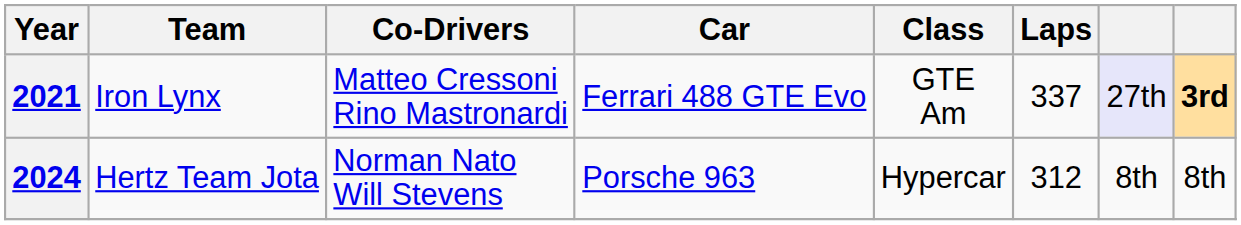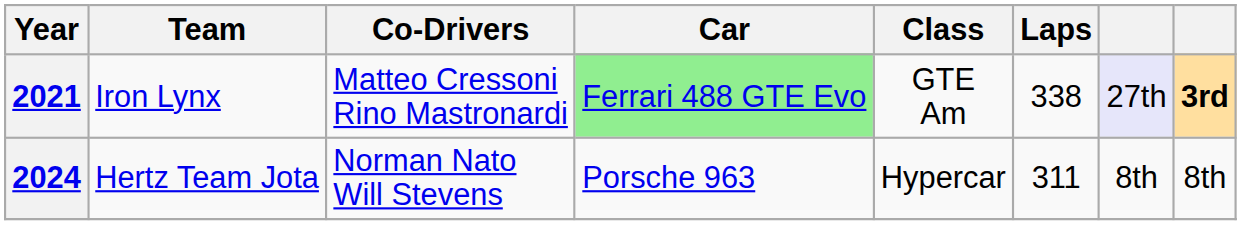(724, 96) no background -> (724, 96) lightgreen background
(1056, 96) 337 -> (1056, 96) 338
(1056, 179) 312 -> (1056, 179) 311
